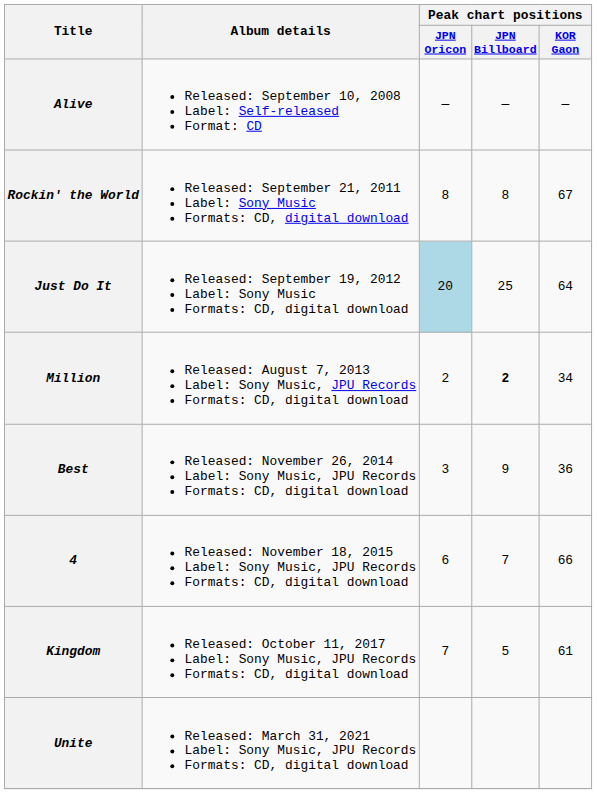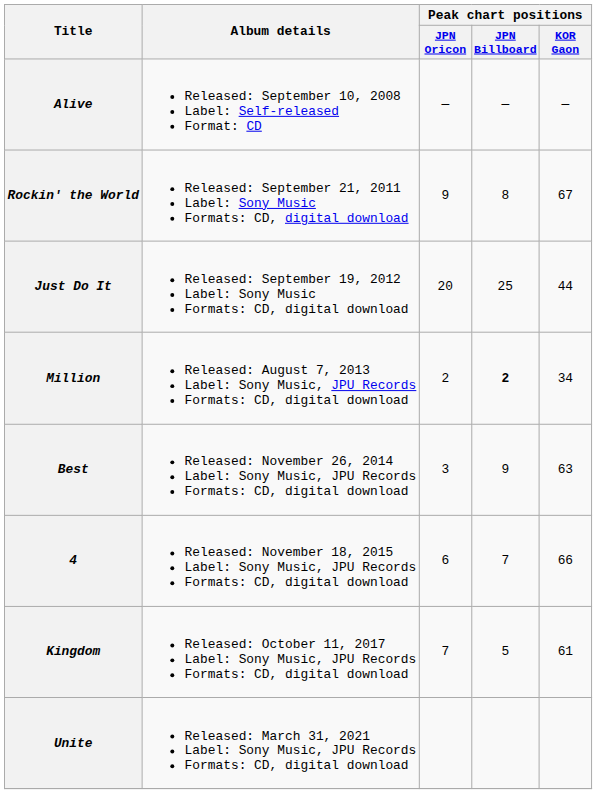(445, 196) 8 -> (445, 196) 9
(445, 287) lightblue background -> (445, 287) no background
(565, 287) 64 -> (565, 287) 44
(565, 469) 36 -> (565, 469) 63
